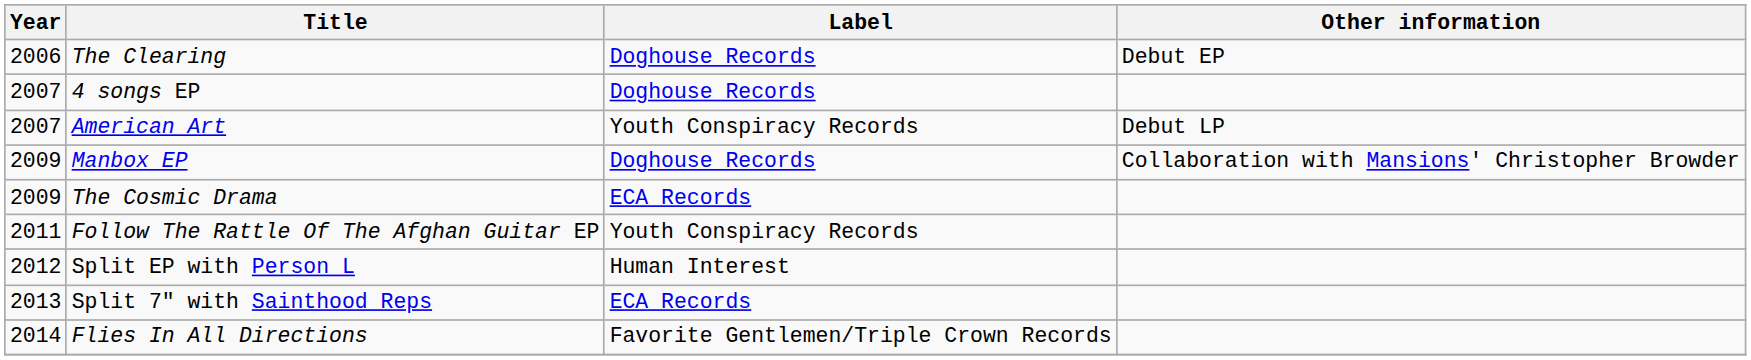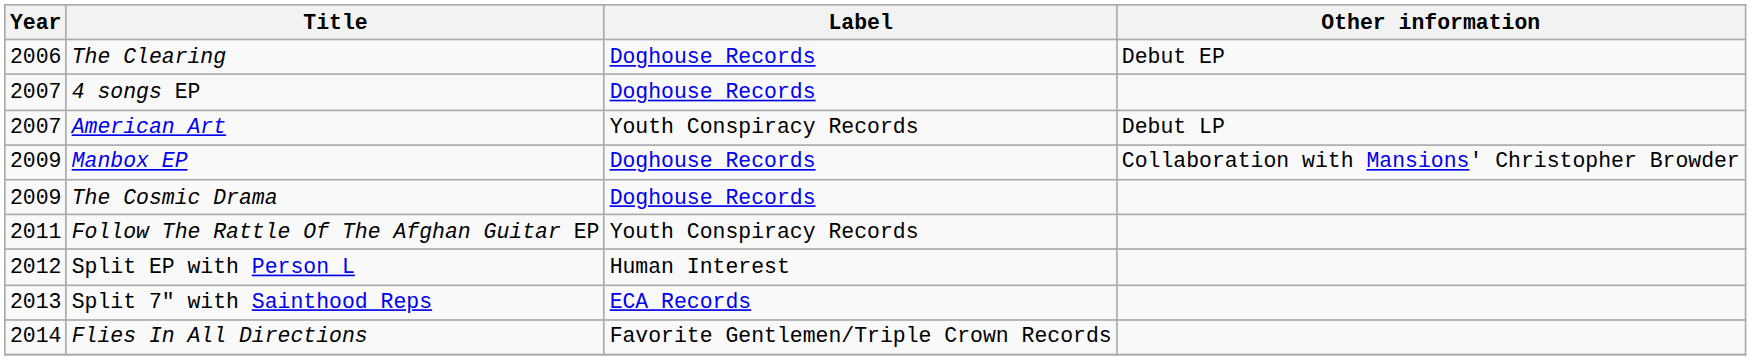(680, 197) ECA Records -> (713, 197) Doghouse Records
